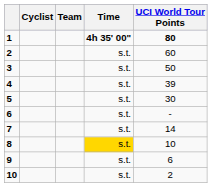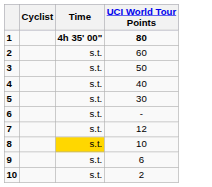- column: (70, 17)
(170, 83) 39 -> (141, 83) 40
(170, 129) 14 -> (141, 129) 12
